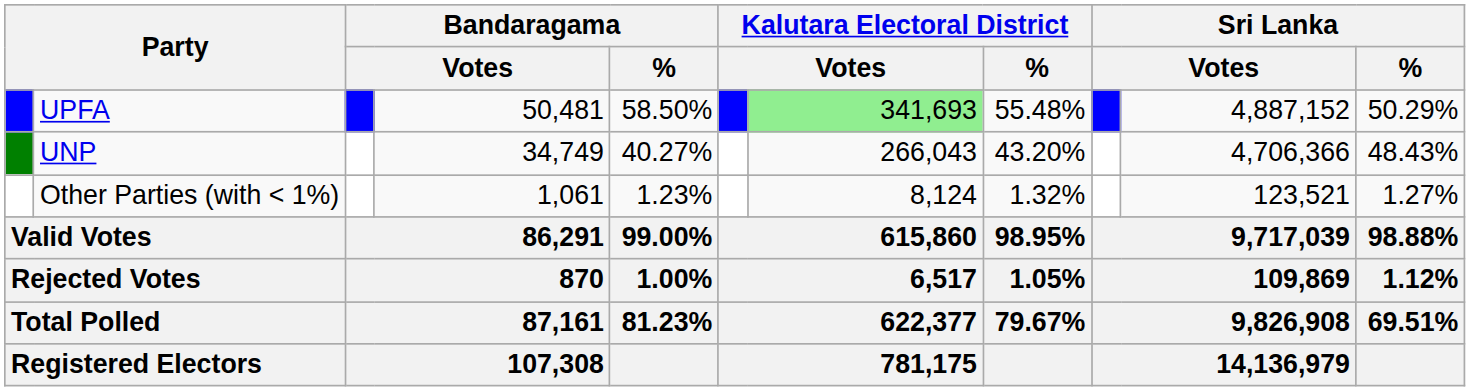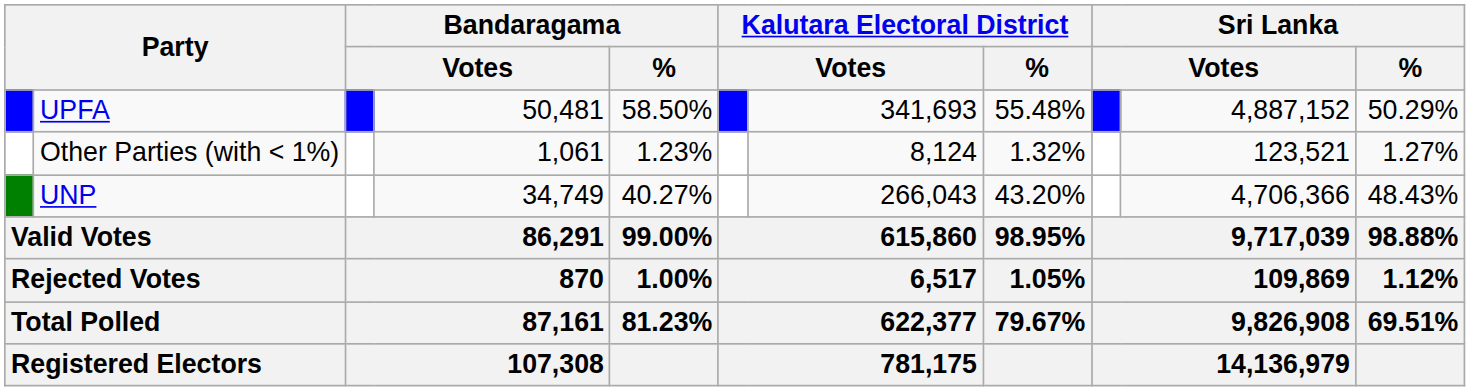(929, 110) lightgreen background -> (929, 110) no background
rows swapped: (68, 152) <-> (190, 195)
